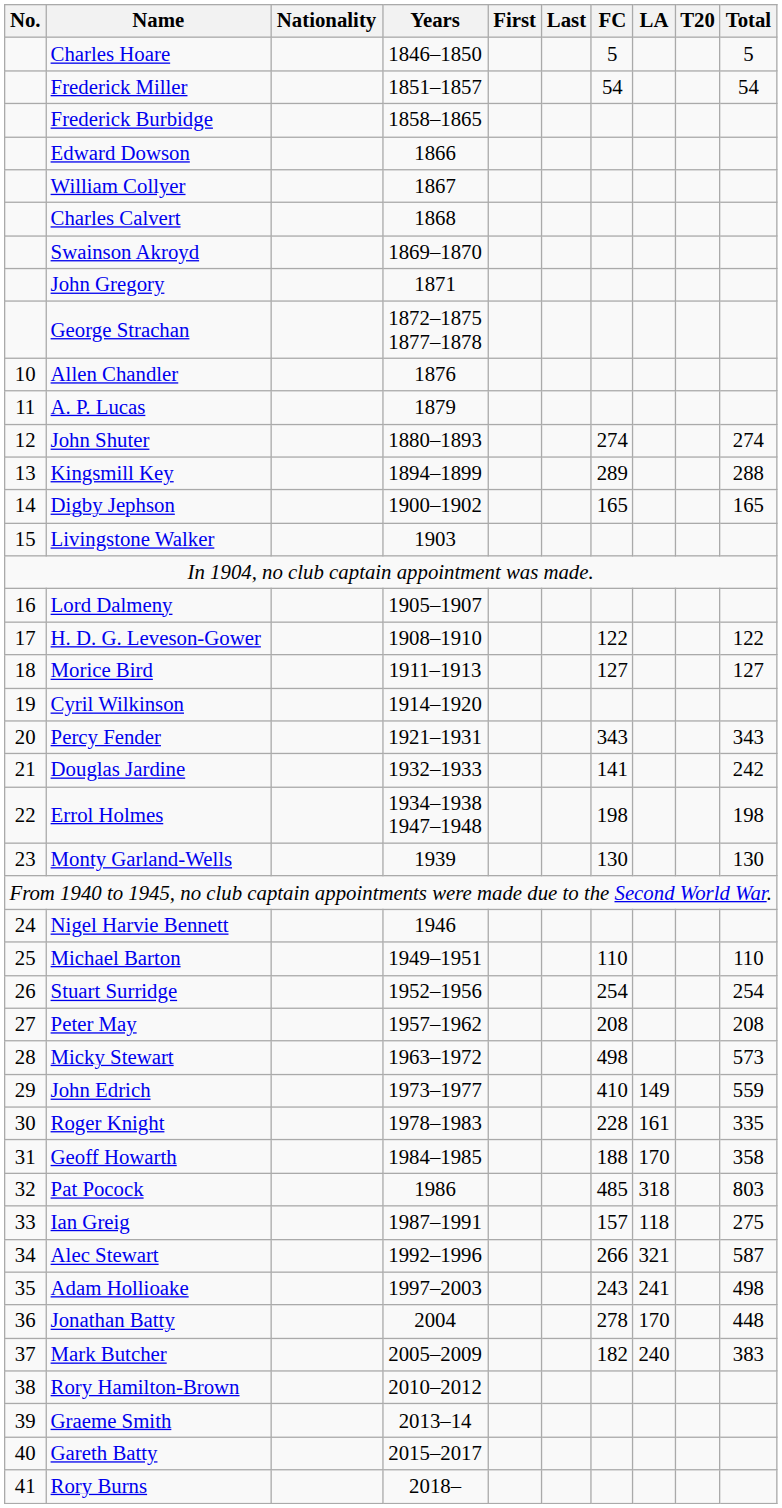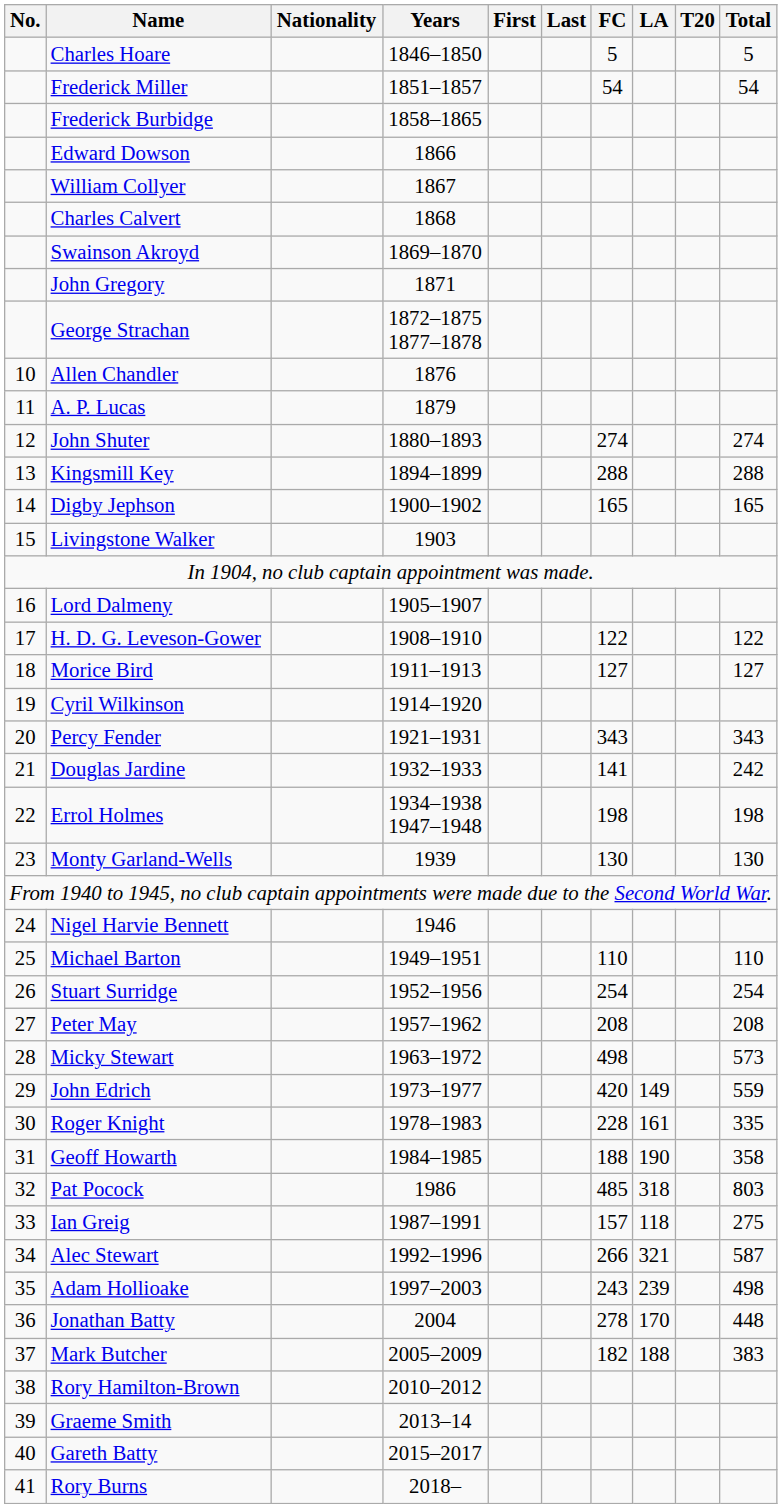(612, 473) 289 -> (612, 473) 288
(612, 1090) 410 -> (612, 1090) 420
(654, 1156) 170 -> (654, 1156) 190
(654, 1288) 241 -> (654, 1288) 239
(654, 1354) 240 -> (654, 1354) 188
